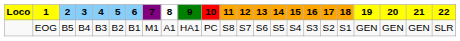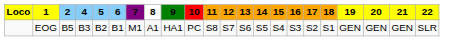- column: (84, 12)
